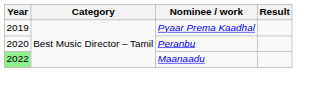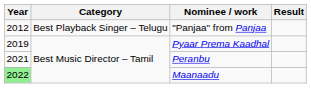+ row: (219, 28)
(18, 43) 2020 -> (18, 59) 2021
